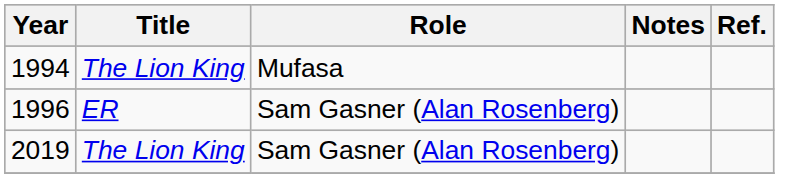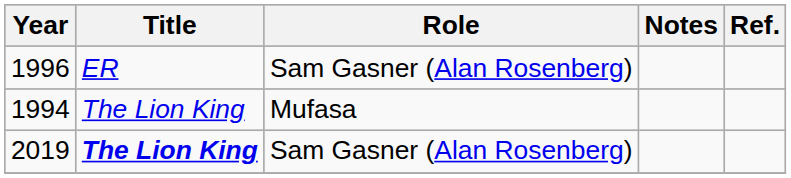rows swapped: (40, 67) <-> (40, 109)
(163, 151) normal -> (170, 151) bold
